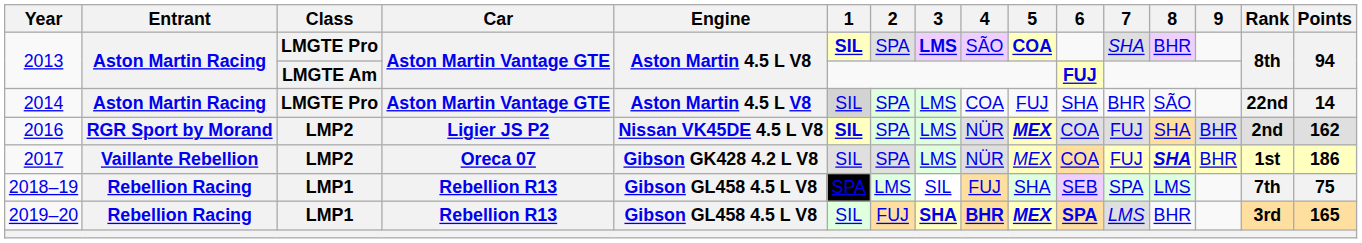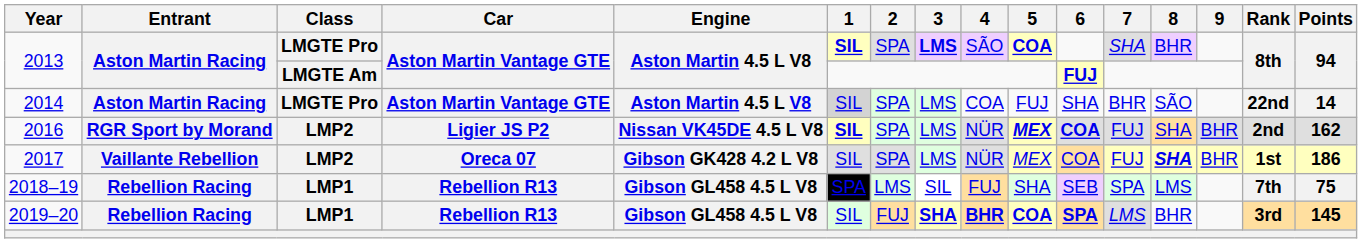(1080, 131) normal -> (1080, 131) bold
(1032, 215) MEX -> (1032, 215) COA
(1325, 215) 165 -> (1326, 215) 145
